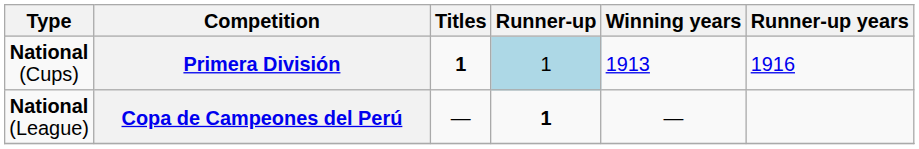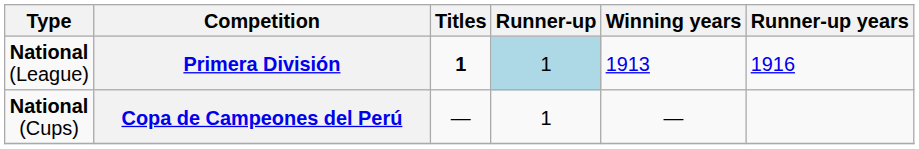(49, 63) National (Cups) -> (49, 63) National (League)
(49, 117) National (League) -> (49, 117) National (Cups)
(546, 117) bold -> (546, 117) normal
